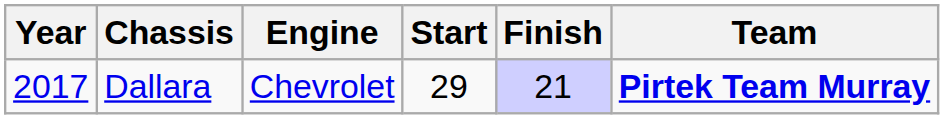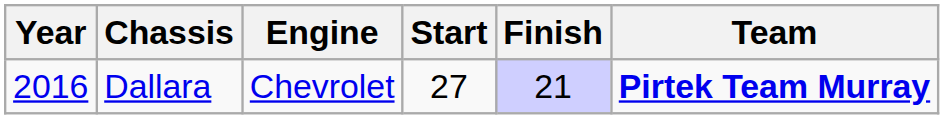(51, 86) 2017 -> (51, 86) 2016
(449, 86) 29 -> (449, 86) 27
